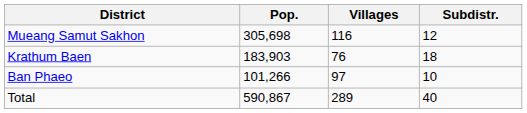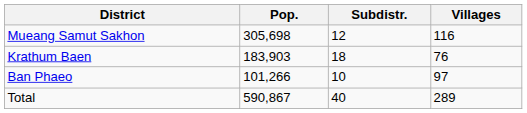columns swapped: (471, 14) <-> (374, 14)
